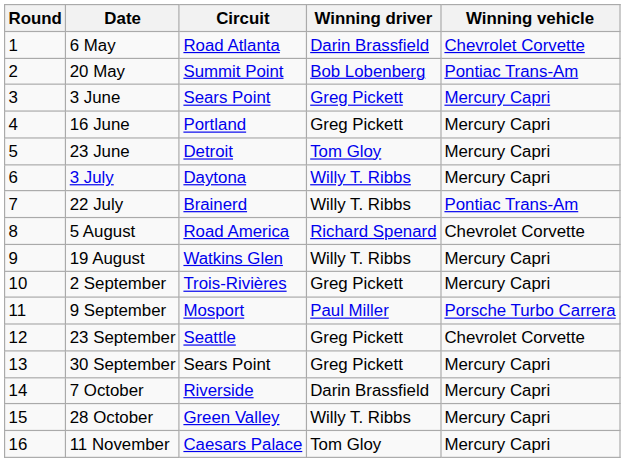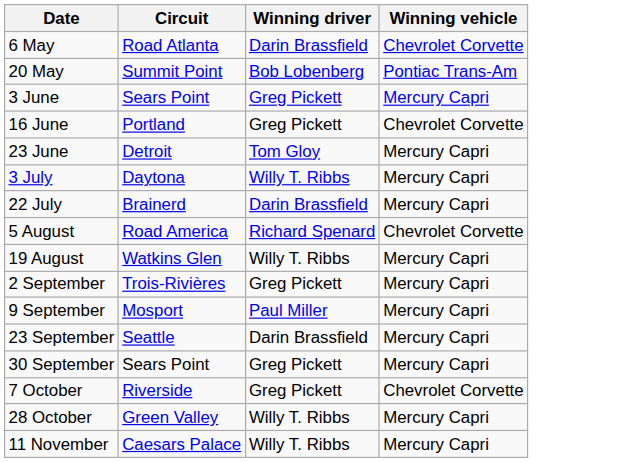- column: (35, 18)
(497, 125) Mercury Capri -> (453, 125) Chevrolet Corvette
(361, 205) Willy T. Ribbs -> (308, 205) Darin Brassfield
(511, 205) Pontiac Trans-Am -> (436, 205) Mercury Capri
(530, 311) Porsche Turbo Carrera -> (436, 311) Mercury Capri
(356, 338) Greg Pickett -> (308, 338) Darin Brassfield
(515, 338) Chevrolet Corvette -> (436, 338) Mercury Capri
(370, 391) Darin Brassfield -> (295, 391) Greg Pickett
(497, 391) Mercury Capri -> (453, 391) Chevrolet Corvette
(346, 444) Tom Gloy -> (299, 444) Willy T. Ribbs
